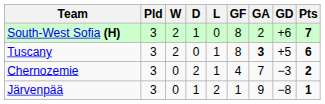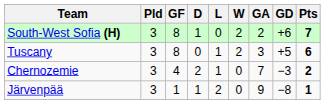columns swapped: (176, 14) <-> (238, 14)
(261, 52) bold -> (261, 52) normal
